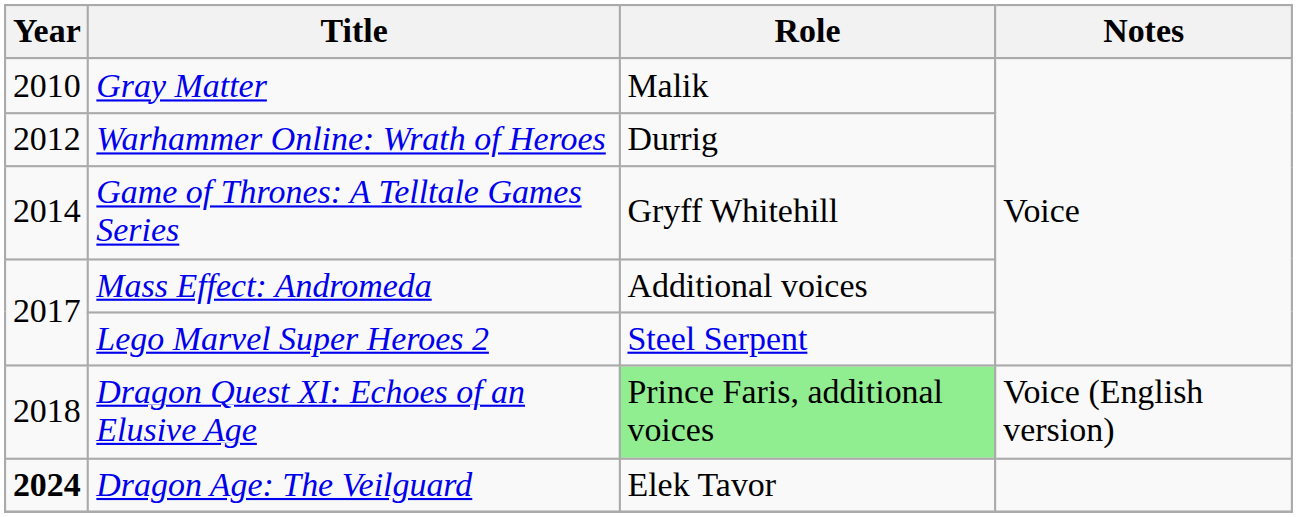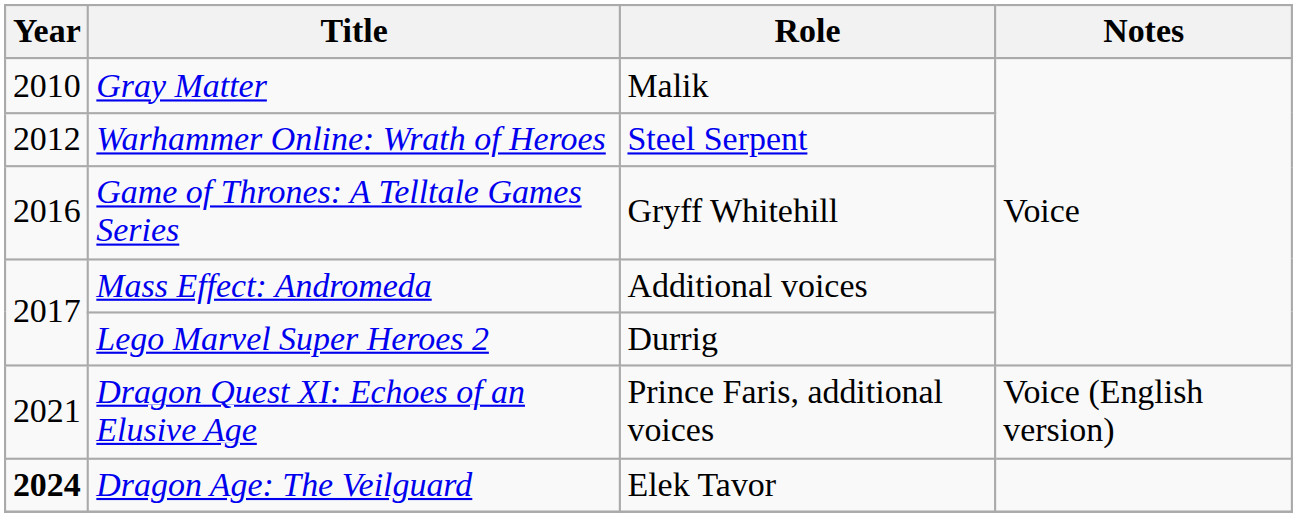(673, 138) Durrig -> (717, 138) Steel Serpent
(47, 211) 2014 -> (47, 211) 2016
(717, 338) Steel Serpent -> (673, 338) Durrig
(47, 411) 2018 -> (47, 411) 2021
(785, 411) lightgreen background -> (785, 411) no background
